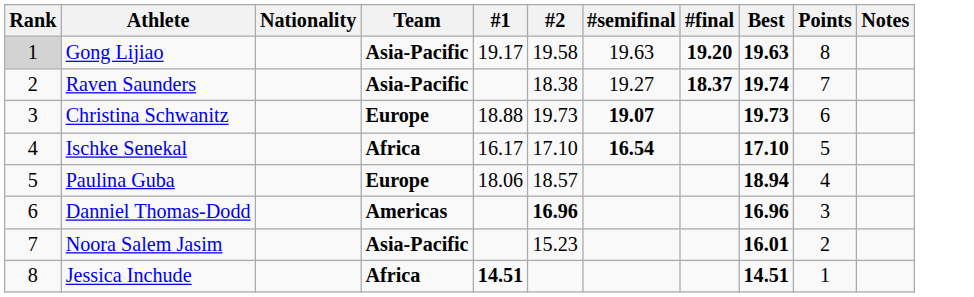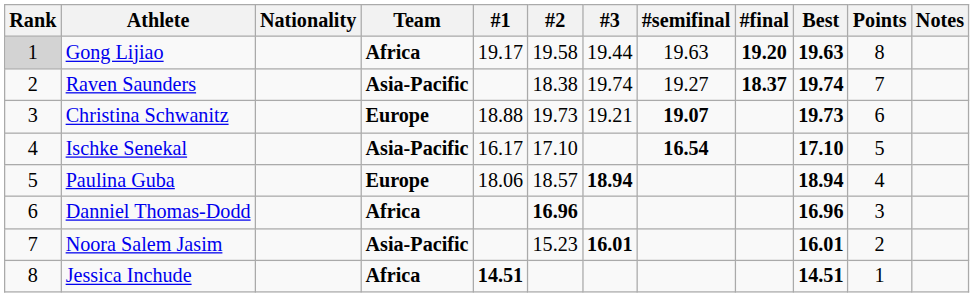+ column: (610, 20)
(417, 52) Asia-Pacific -> (393, 52) Africa
(393, 148) Africa -> (417, 148) Asia-Pacific
(406, 212) Americas -> (393, 212) Africa
